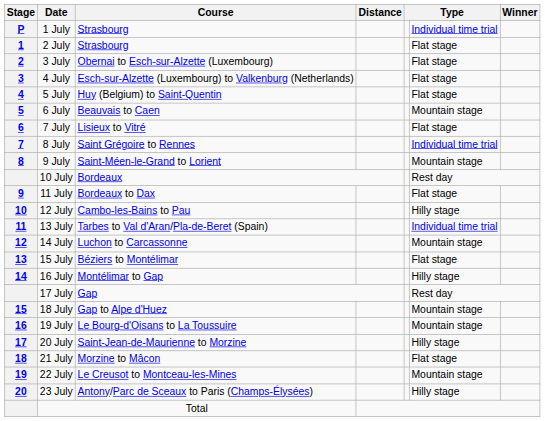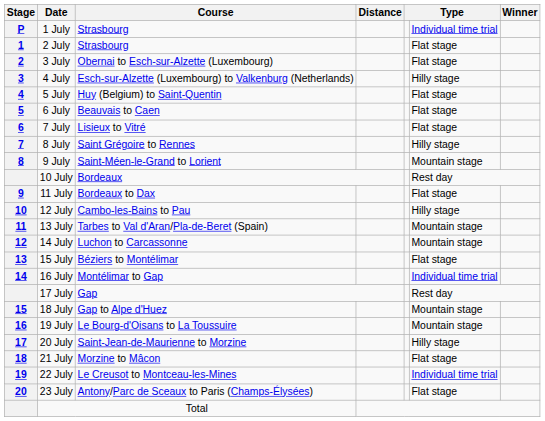(434, 78) Flat stage -> (435, 78) Hilly stage
(447, 111) Mountain stage -> (434, 111) Flat stage
(455, 144) Individual time trial -> (435, 144) Hilly stage
(455, 227) Individual time trial -> (447, 227) Mountain stage
(435, 276) Hilly stage -> (455, 276) Individual time trial
(447, 375) Mountain stage -> (455, 375) Individual time trial
(435, 392) Hilly stage -> (434, 392) Flat stage
